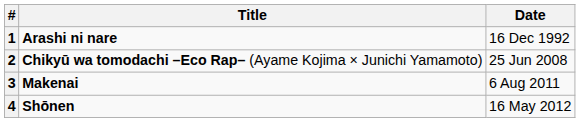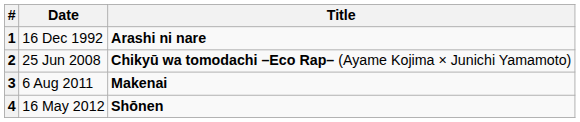columns swapped: (530, 15) <-> (252, 15)
